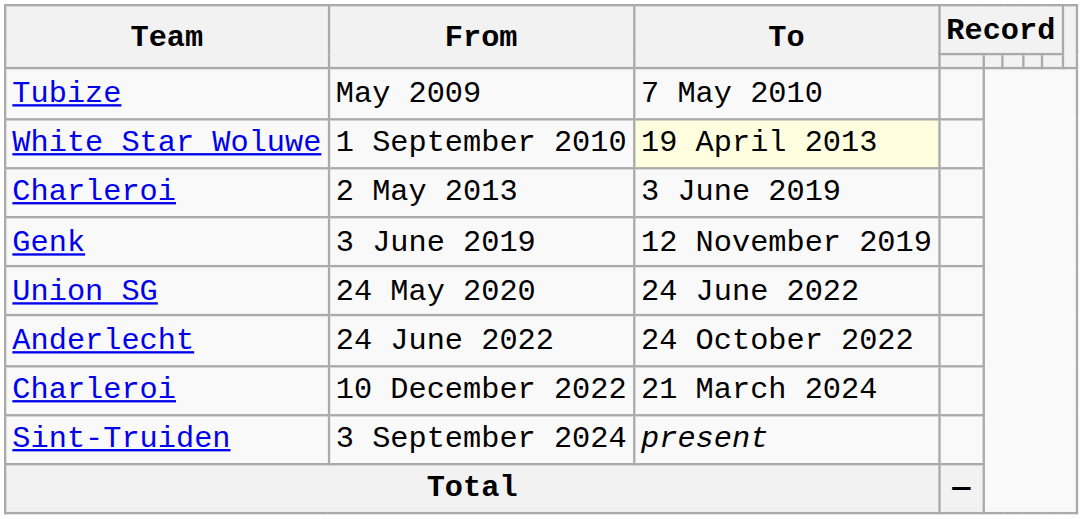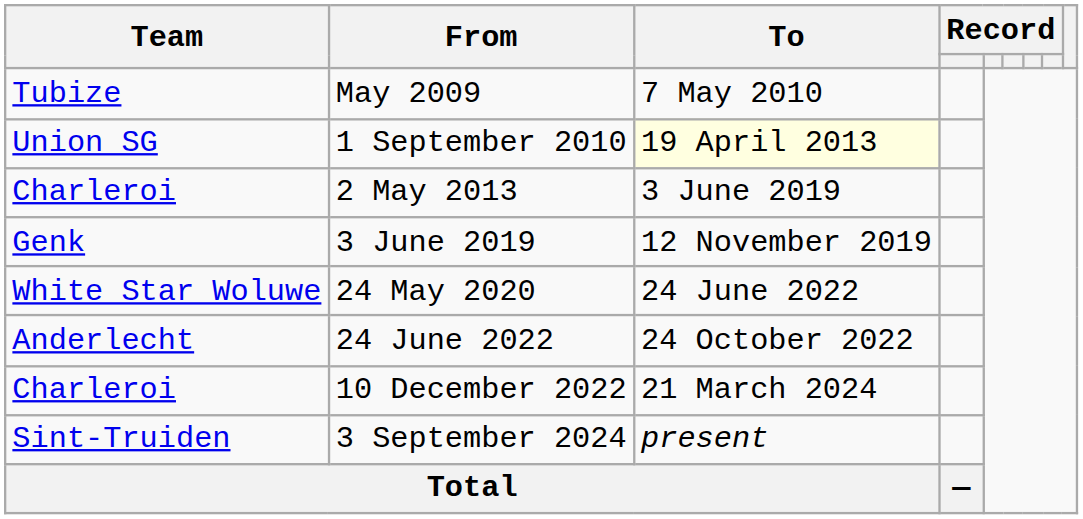(167, 143) White Star Woluwe -> (85, 143) Union SG
(85, 291) Union SG -> (167, 291) White Star Woluwe
